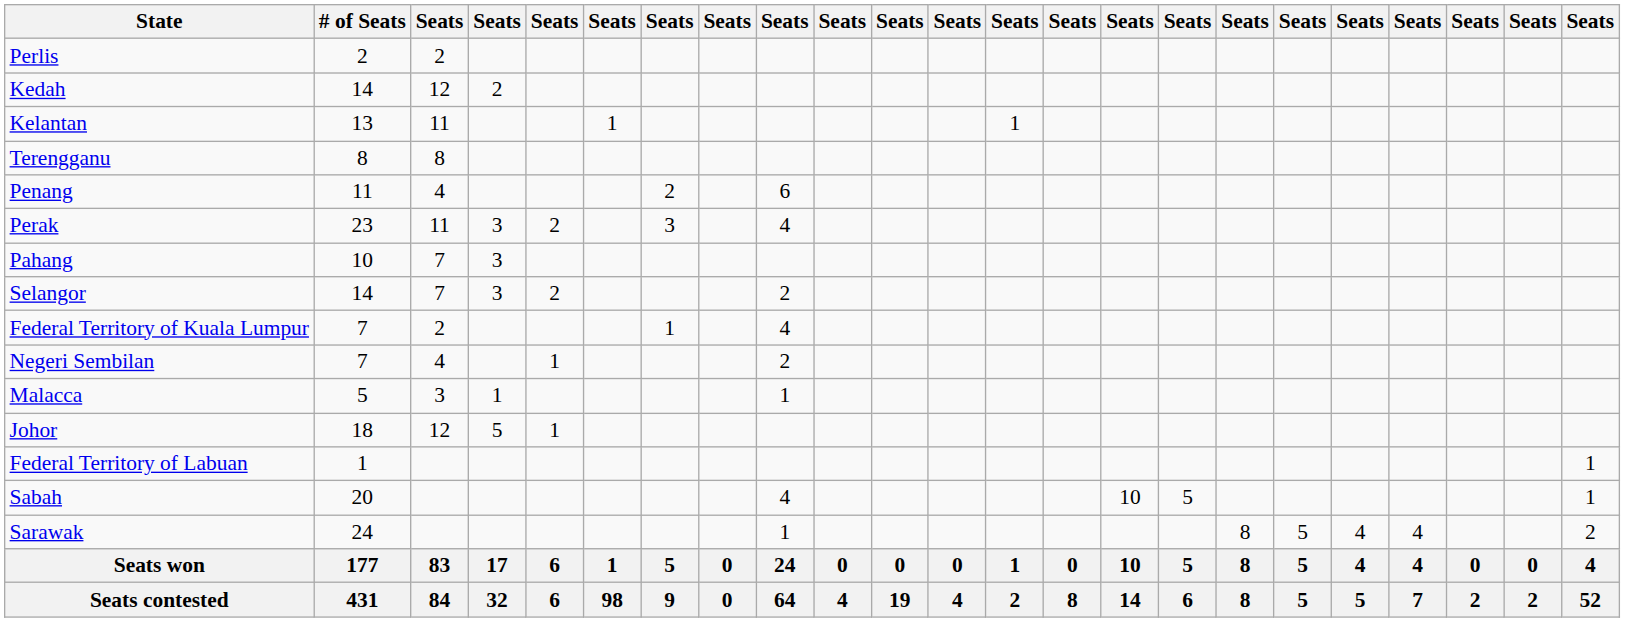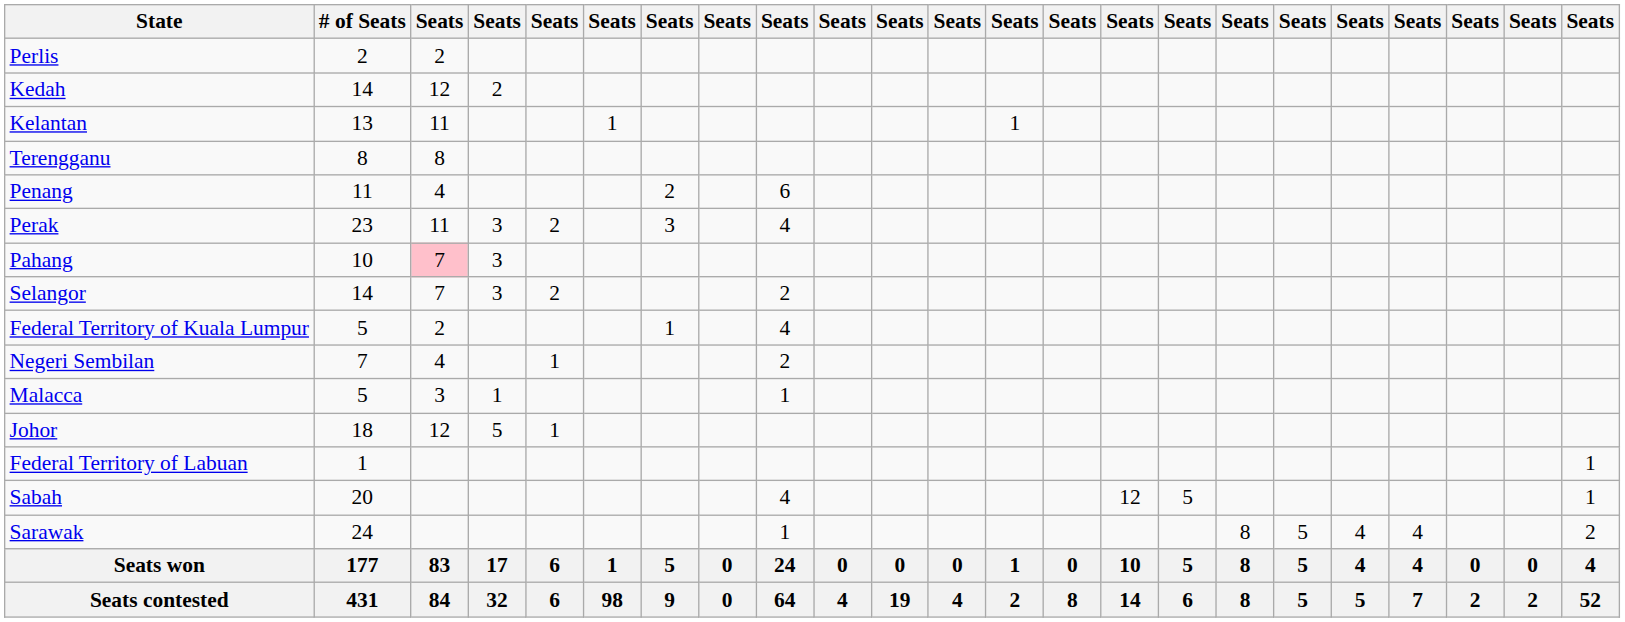(440, 259) no background -> (440, 259) pink background
(362, 327) 7 -> (362, 327) 5
(1130, 497) 10 -> (1130, 497) 12
